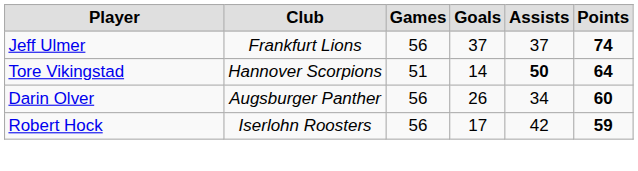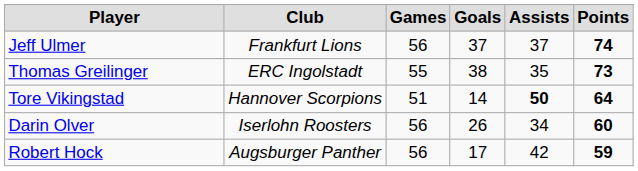+ row: (78, 71)
(305, 98) Augsburger Panther -> (305, 125) Iserlohn Roosters
(305, 125) Iserlohn Roosters -> (305, 152) Augsburger Panther
